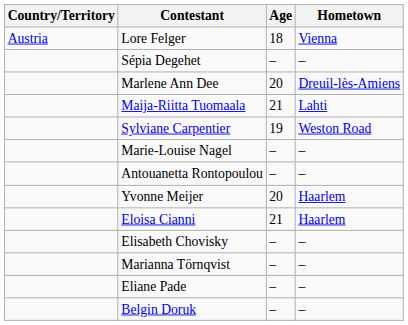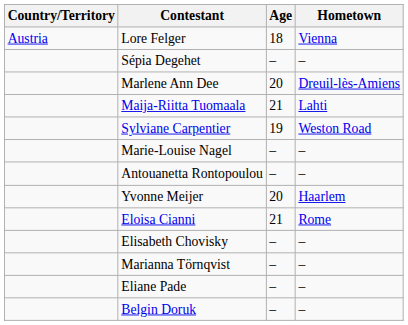(322, 218) Haarlem -> (315, 218) Rome
